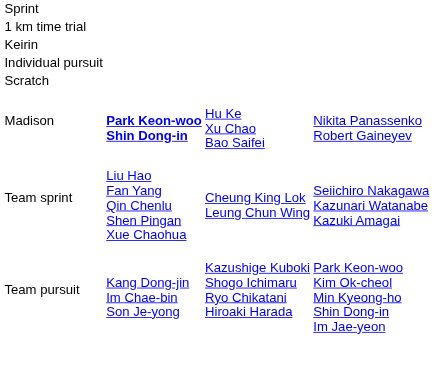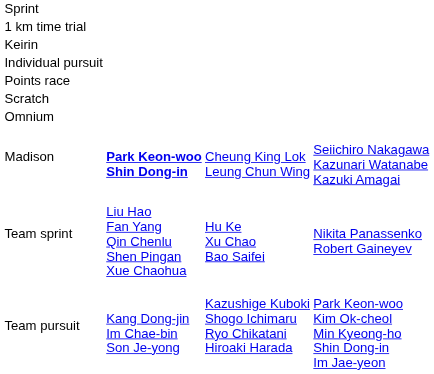+ row: (37, 81)
+ row: (29, 117)
(235, 128) Hu Ke Xu Chao Bao Saifei -> (258, 164) Cheung King Lok Leung Chun Wing
(368, 128) Nikita Panassenko Robert Gaineyev -> (371, 164) Seiichiro Nakagawa Kazunari Watanabe Kazuki Amagai
(258, 205) Cheung King Lok Leung Chun Wing -> (235, 241) Hu Ke Xu Chao Bao Saifei
(371, 205) Seiichiro Nakagawa Kazunari Watanabe Kazuki Amagai -> (368, 241) Nikita Panassenko Robert Gaineyev
